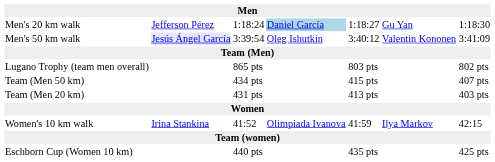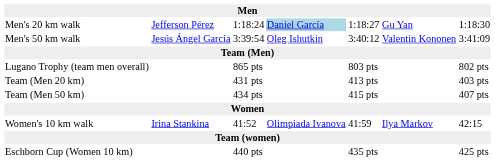(191, 39) lavender background -> (191, 39) no background
rows swapped: (45, 95) <-> (45, 81)
